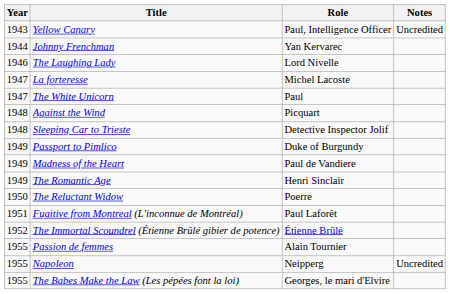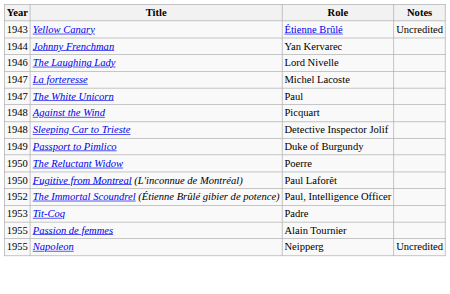(338, 29) Paul, Intelligence Officer -> (314, 29) Étienne Brûlé
- row: (78, 163)
- row: (72, 180)
(17, 213) 1951 -> (17, 180) 1950
(314, 230) Étienne Brûlé -> (338, 197) Paul, Intelligence Officer
+ row: (49, 213)
- row: (136, 280)
